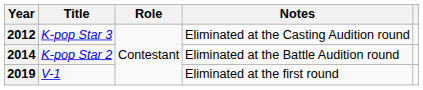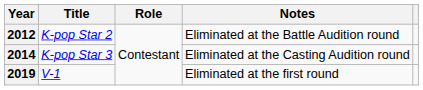(77, 34) K-pop Star 3 -> (77, 34) K-pop Star 2
(297, 34) Eliminated at the Casting Audition round -> (292, 34) Eliminated at the Battle Audition round
(77, 54) K-pop Star 2 -> (77, 54) K-pop Star 3
(292, 54) Eliminated at the Battle Audition round -> (297, 54) Eliminated at the Casting Audition round
